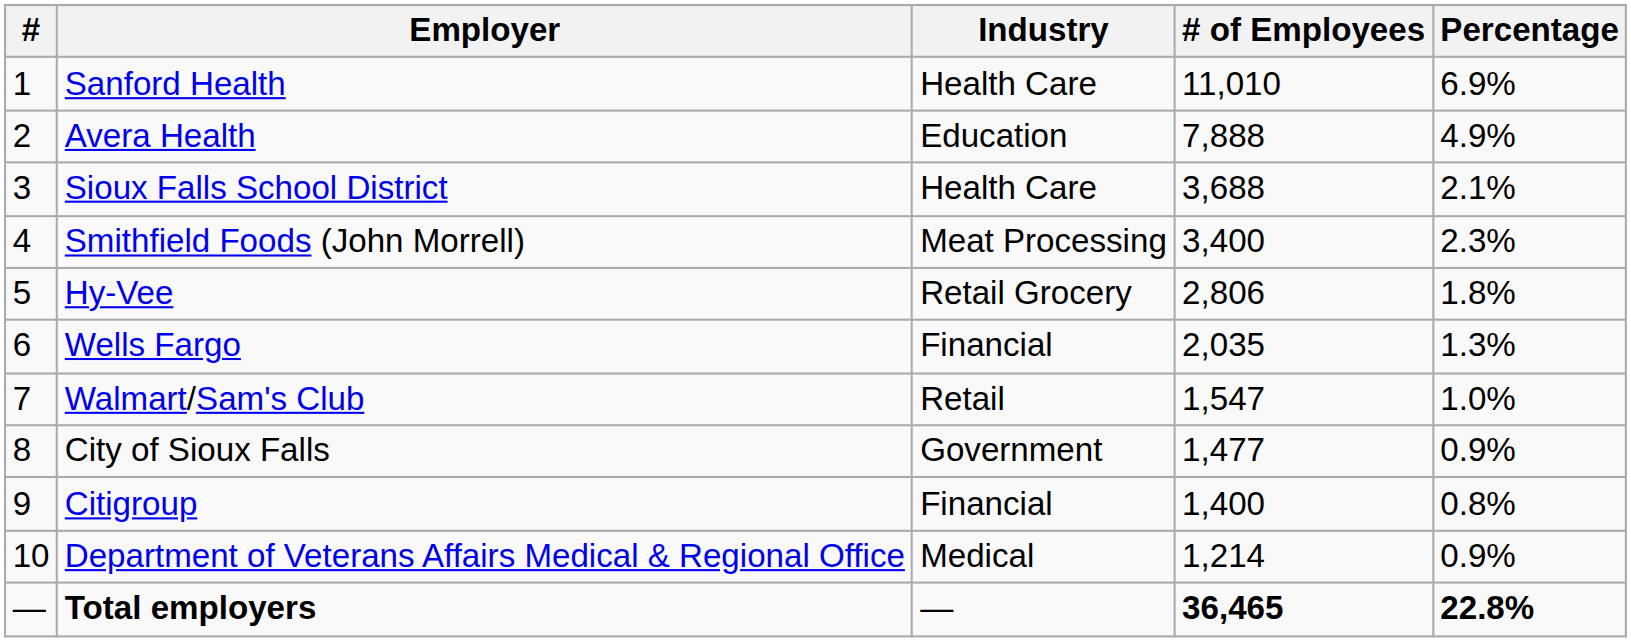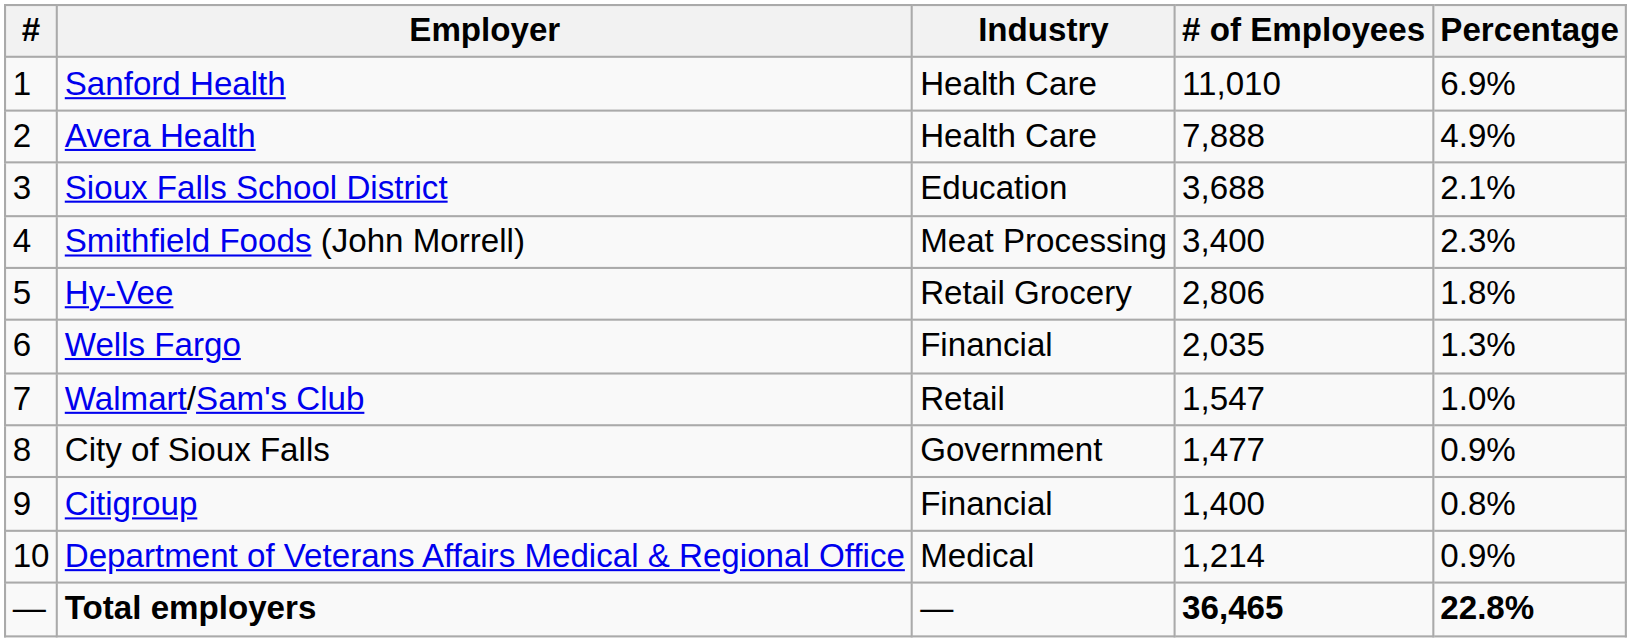(994, 135) Education -> (1008, 135) Health Care
(1008, 188) Health Care -> (994, 188) Education
